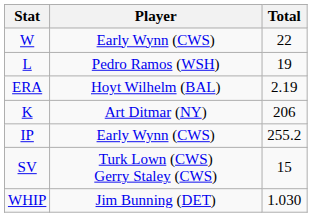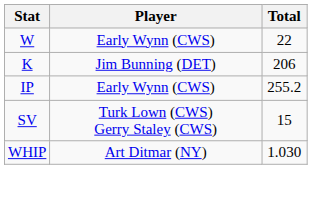- row: (27, 64)
- row: (27, 87)
(156, 111) Art Ditmar (NY) -> (156, 64) Jim Bunning (DET)
(156, 200) Jim Bunning (DET) -> (156, 152) Art Ditmar (NY)
